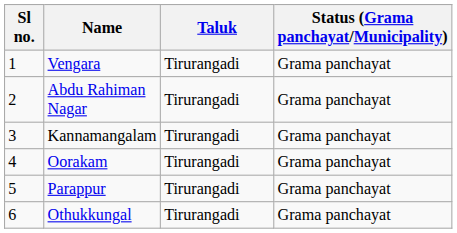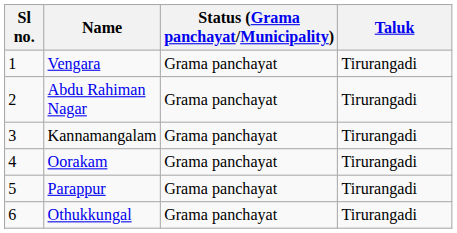columns swapped: (363, 27) <-> (217, 27)
